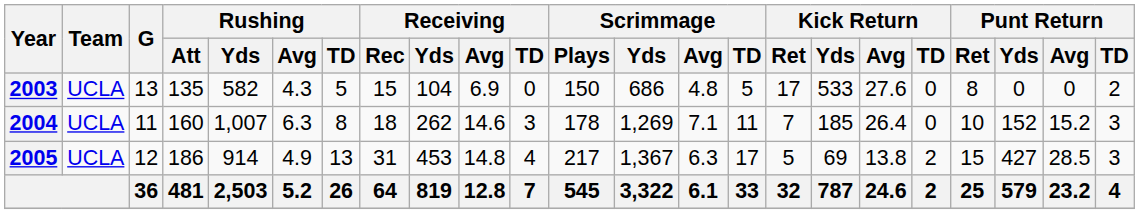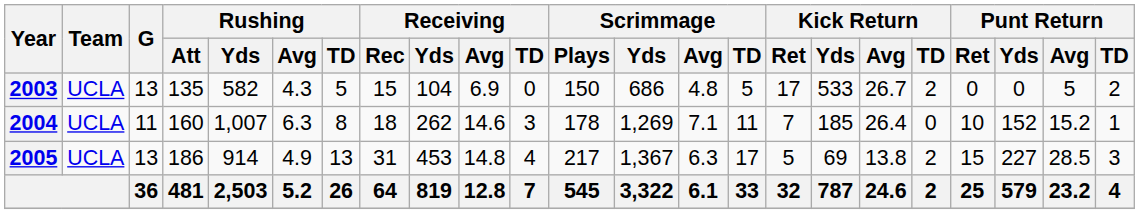(886, 89) 27.6 -> (886, 89) 26.7
(931, 89) 0 -> (931, 89) 2
(972, 89) 8 -> (972, 89) 0
(1069, 89) 0 -> (1069, 89) 5
(1115, 123) 3 -> (1115, 123) 1
(146, 157) 12 -> (146, 157) 13
(1019, 157) 427 -> (1019, 157) 227
